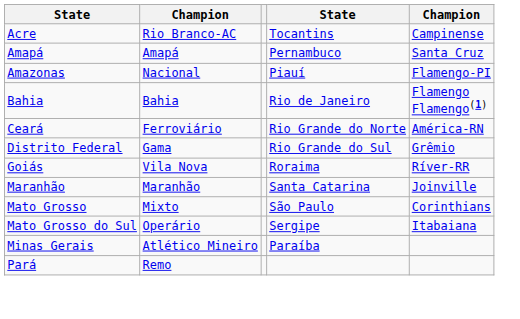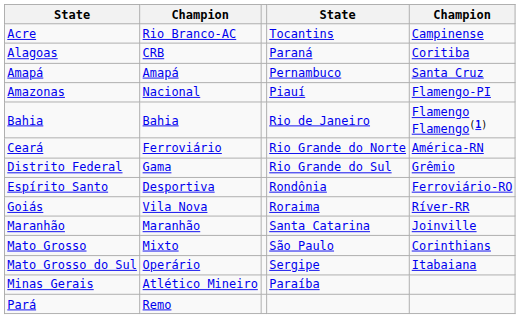+ row: (33, 53)
+ row: (58, 187)
